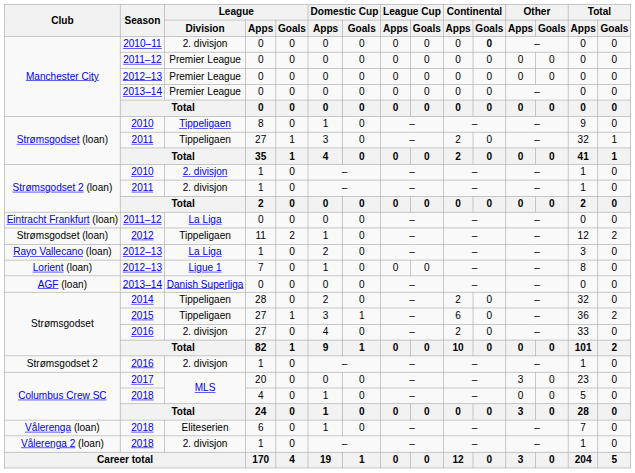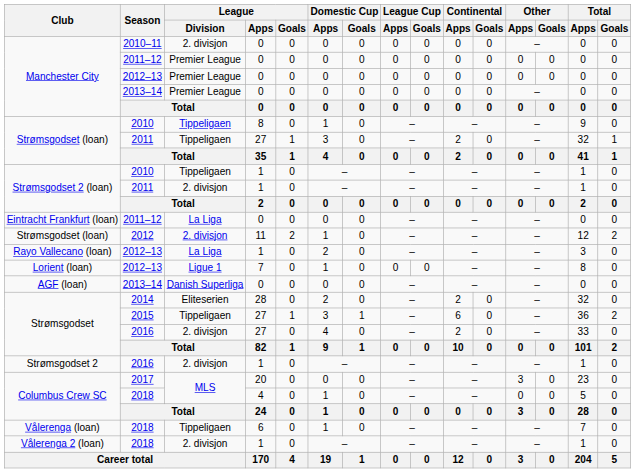(489, 44) bold -> (489, 44) normal
(205, 172) 2. divisjon -> (205, 172) Tippeligaen
(205, 236) Tippeligaen -> (205, 236) 2. divisjon
(205, 300) Tippeligaen -> (205, 300) Eliteserien
(205, 428) Eliteserien -> (205, 428) Tippeligaen
